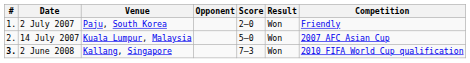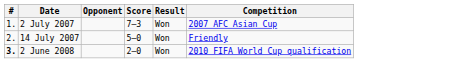- column: (137, 11)
(246, 24) 2–0 -> (134, 24) 7–3
(321, 24) Friendly -> (233, 24) 2007 AFC Asian Cup
(345, 38) 2007 AFC Asian Cup -> (208, 38) Friendly
(246, 51) 7–3 -> (134, 51) 2–0
